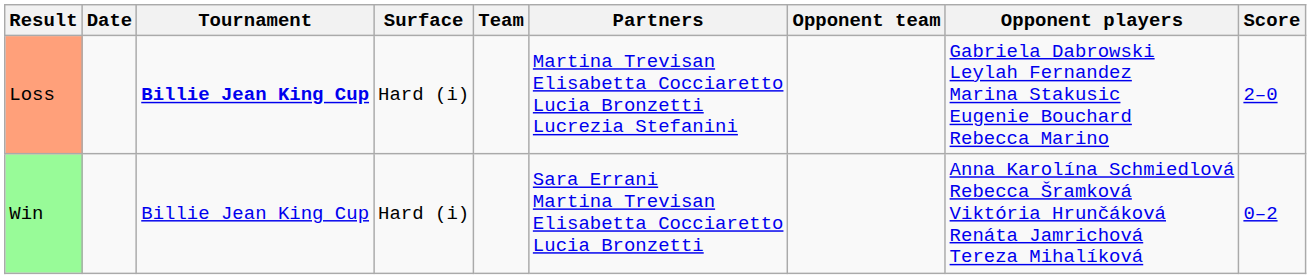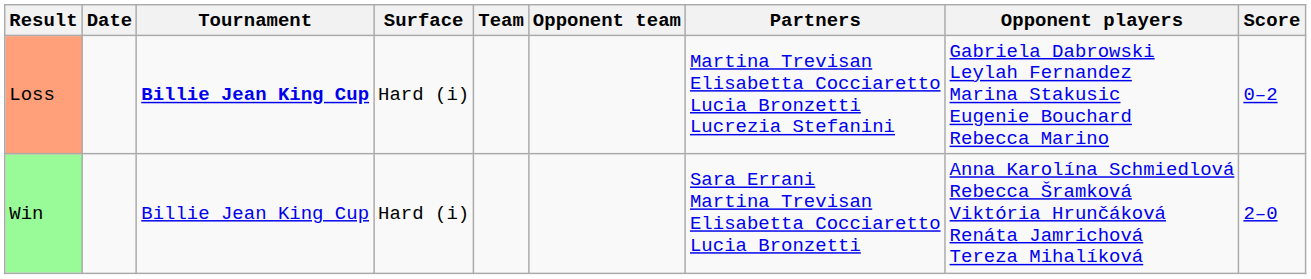columns swapped: (658, 20) <-> (867, 20)
(1260, 95) 2–0 -> (1260, 95) 0–2
(1260, 213) 0–2 -> (1260, 213) 2–0
